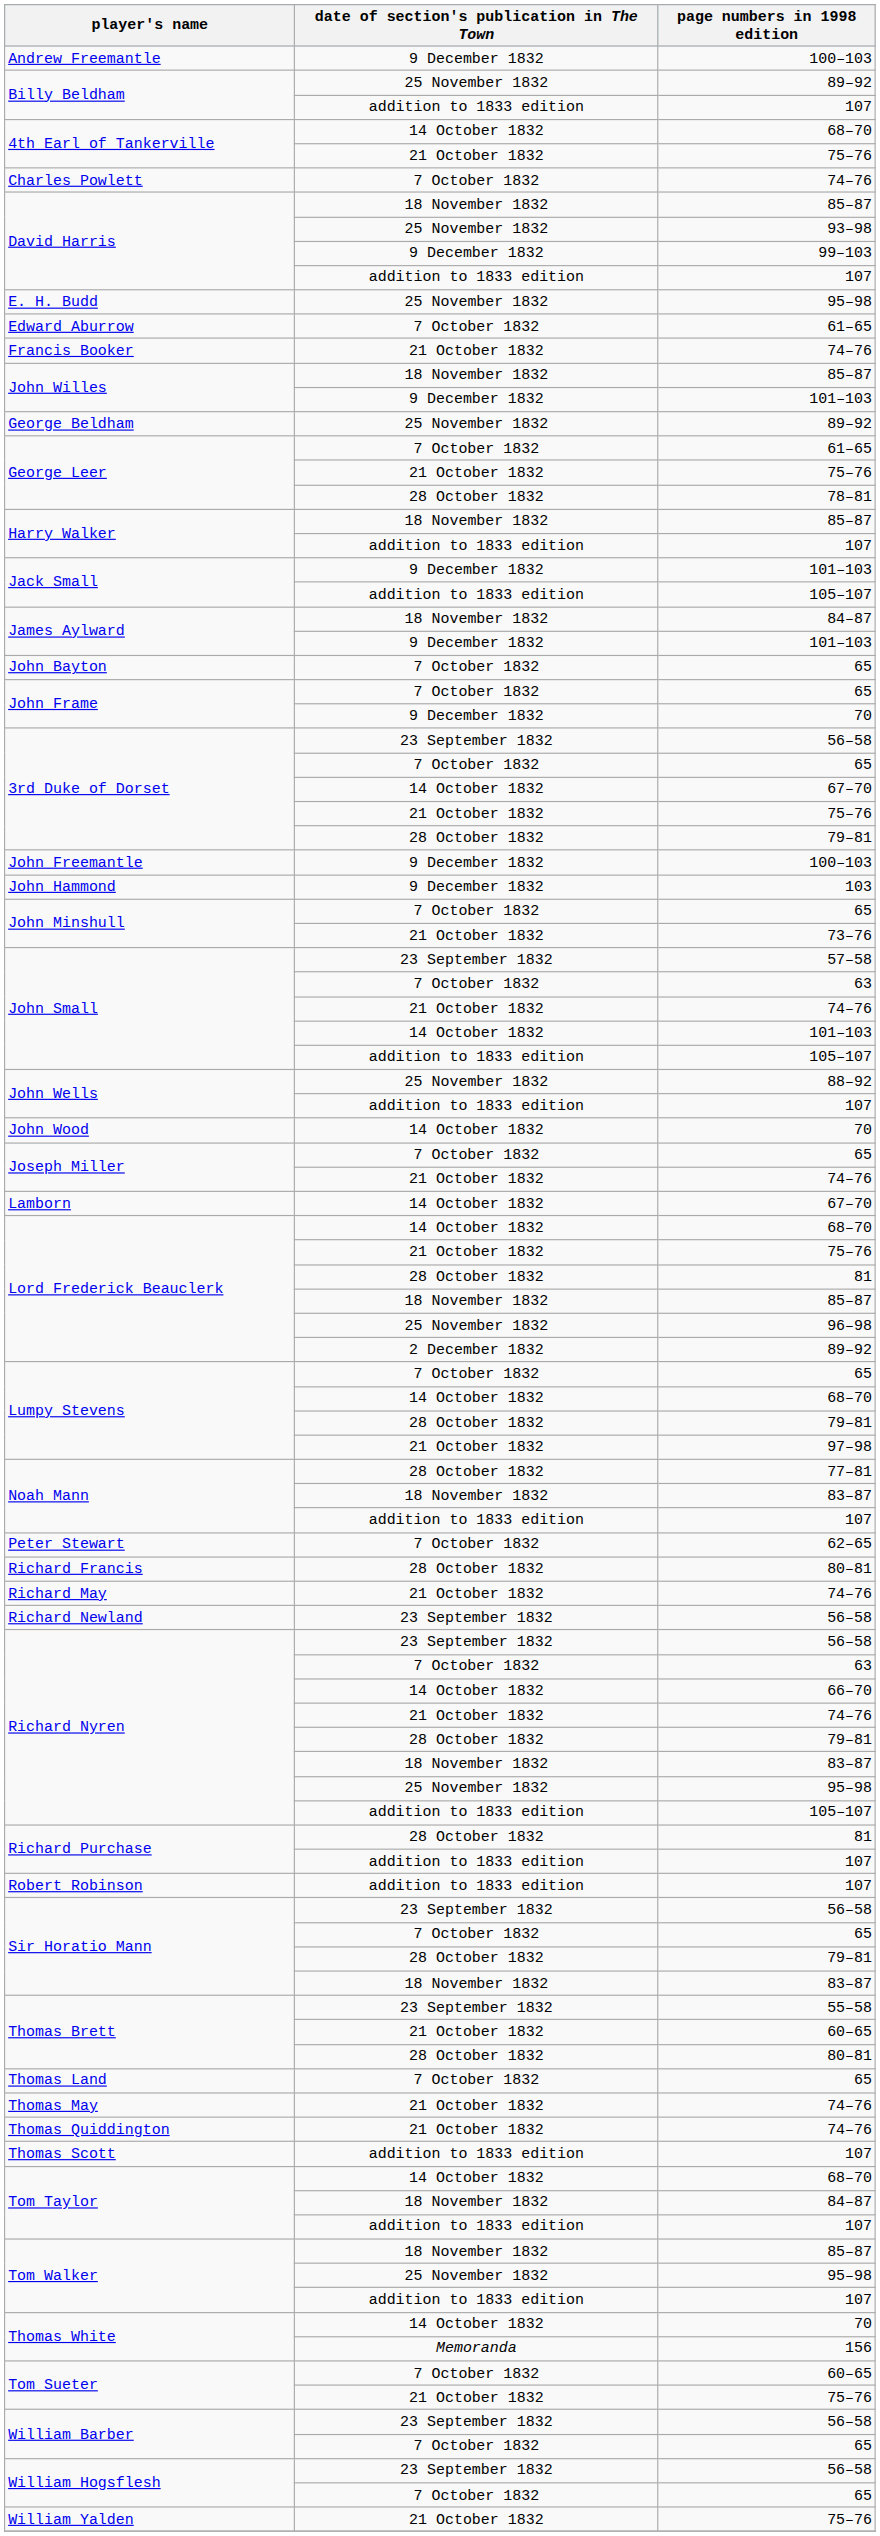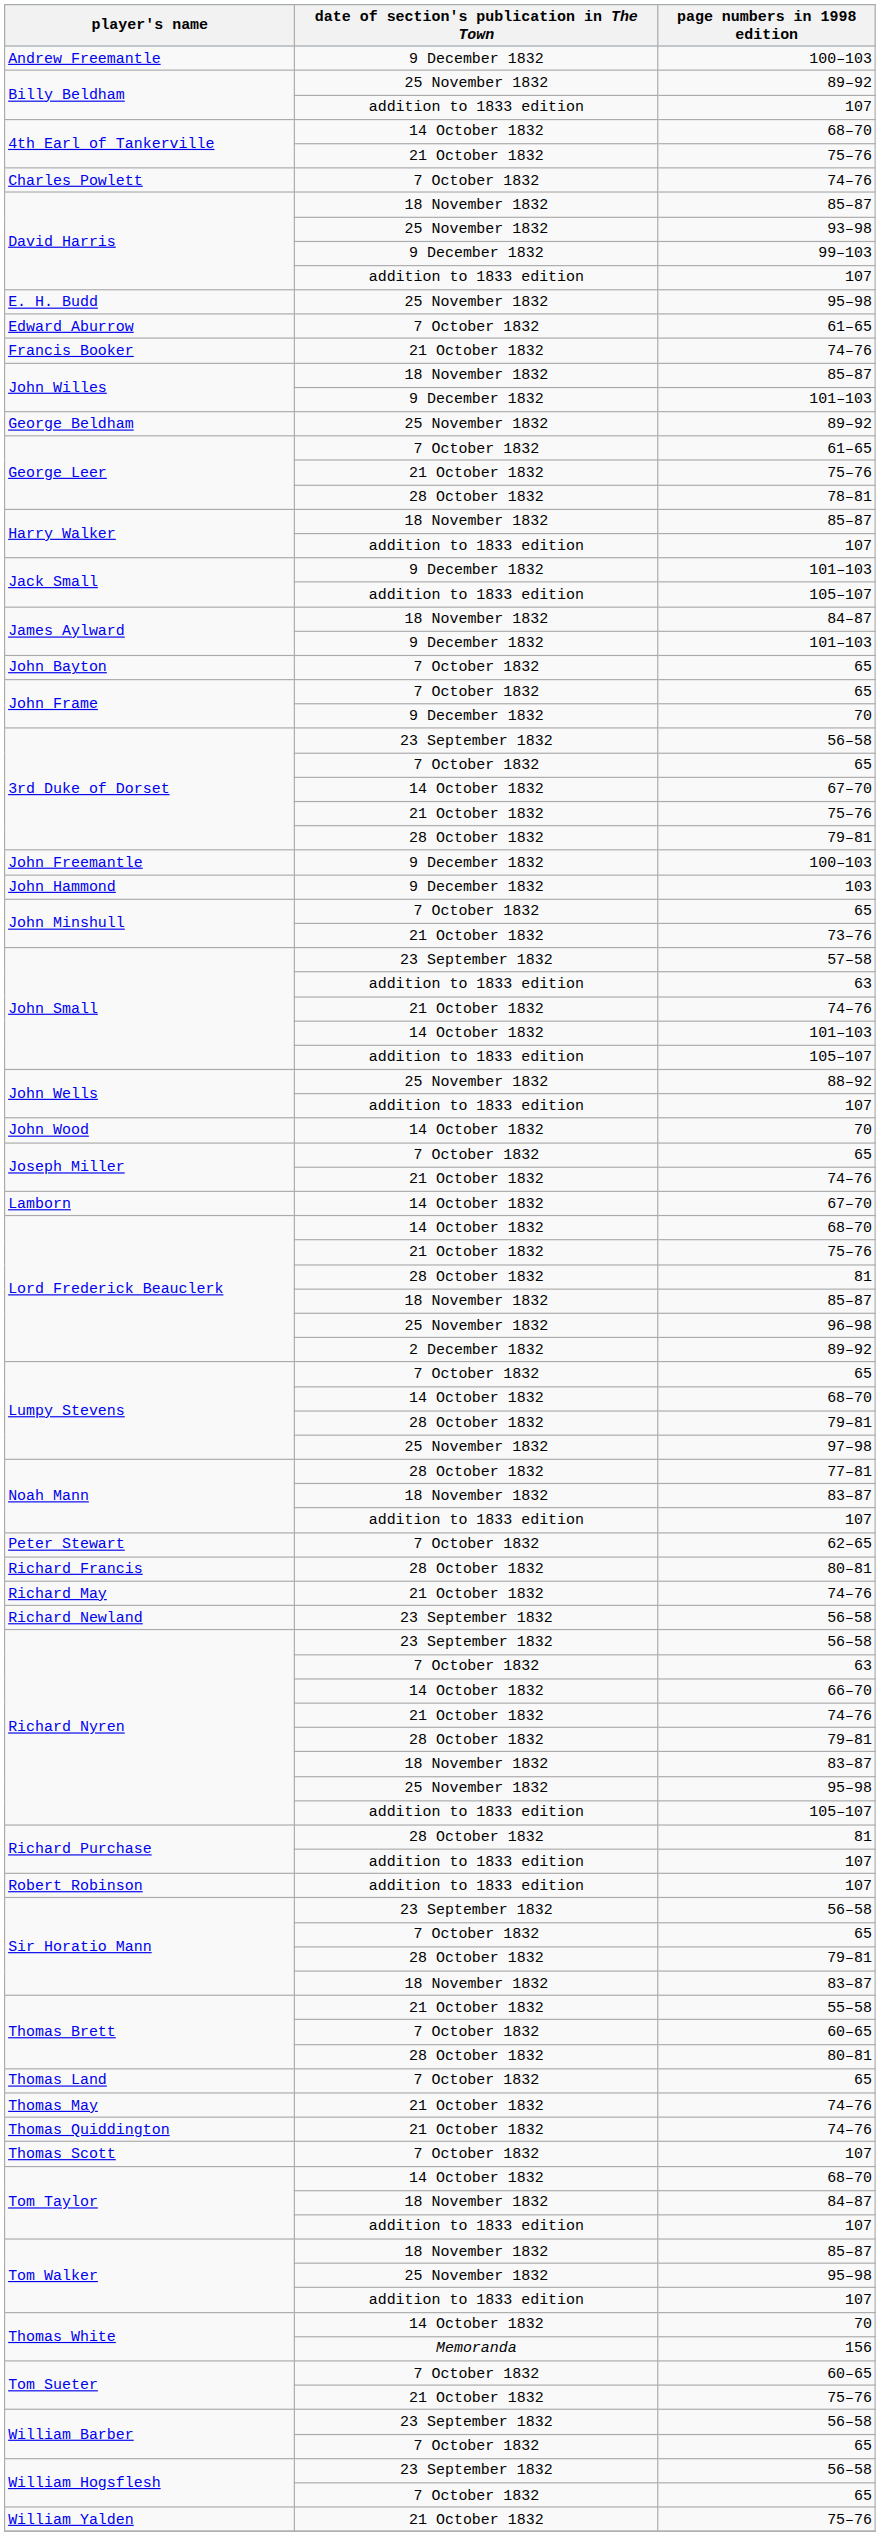(476, 984) 7 October 1832 -> (476, 984) addition to 1833 edition
(476, 1447) 21 October 1832 -> (476, 1447) 25 November 1832
(476, 2008) 23 September 1832 -> (476, 2008) 21 October 1832
(476, 2032) 21 October 1832 -> (476, 2032) 7 October 1832
(476, 2154) addition to 1833 edition -> (476, 2154) 7 October 1832
